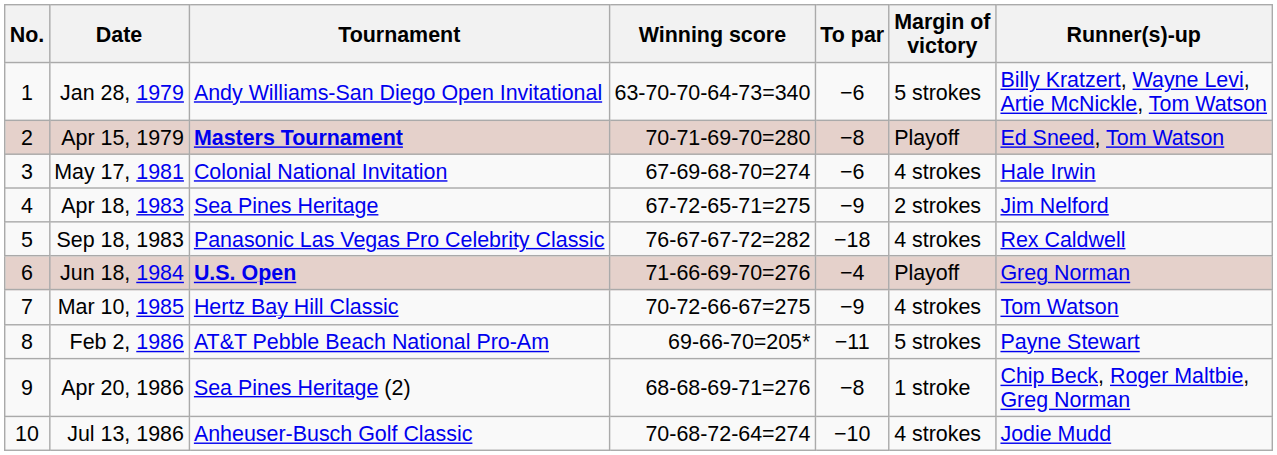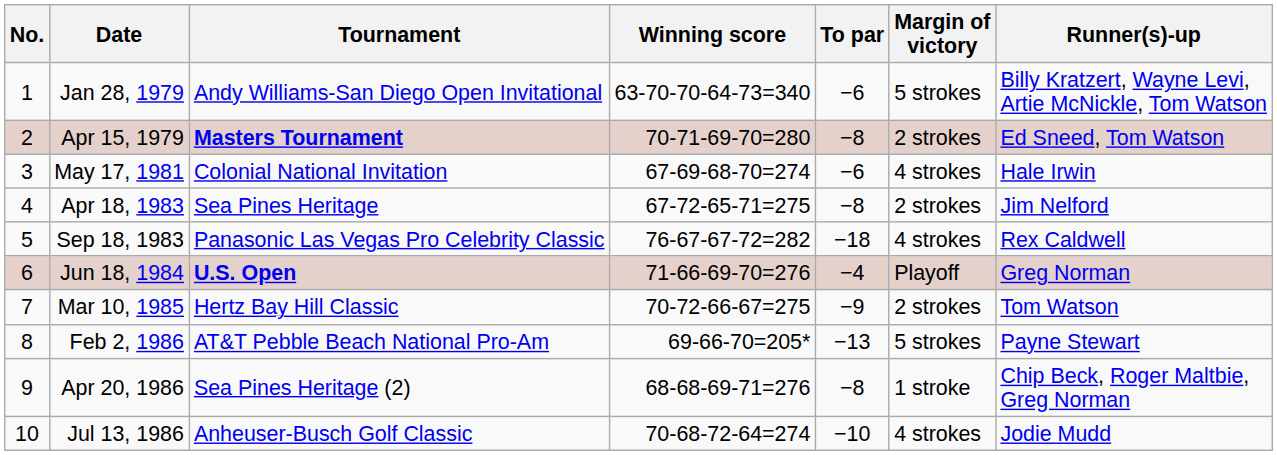(927, 138) Playoff -> (938, 138) 2 strokes
(852, 206) −9 -> (852, 206) −8
(938, 307) 4 strokes -> (938, 307) 2 strokes
(852, 341) −11 -> (852, 341) −13
